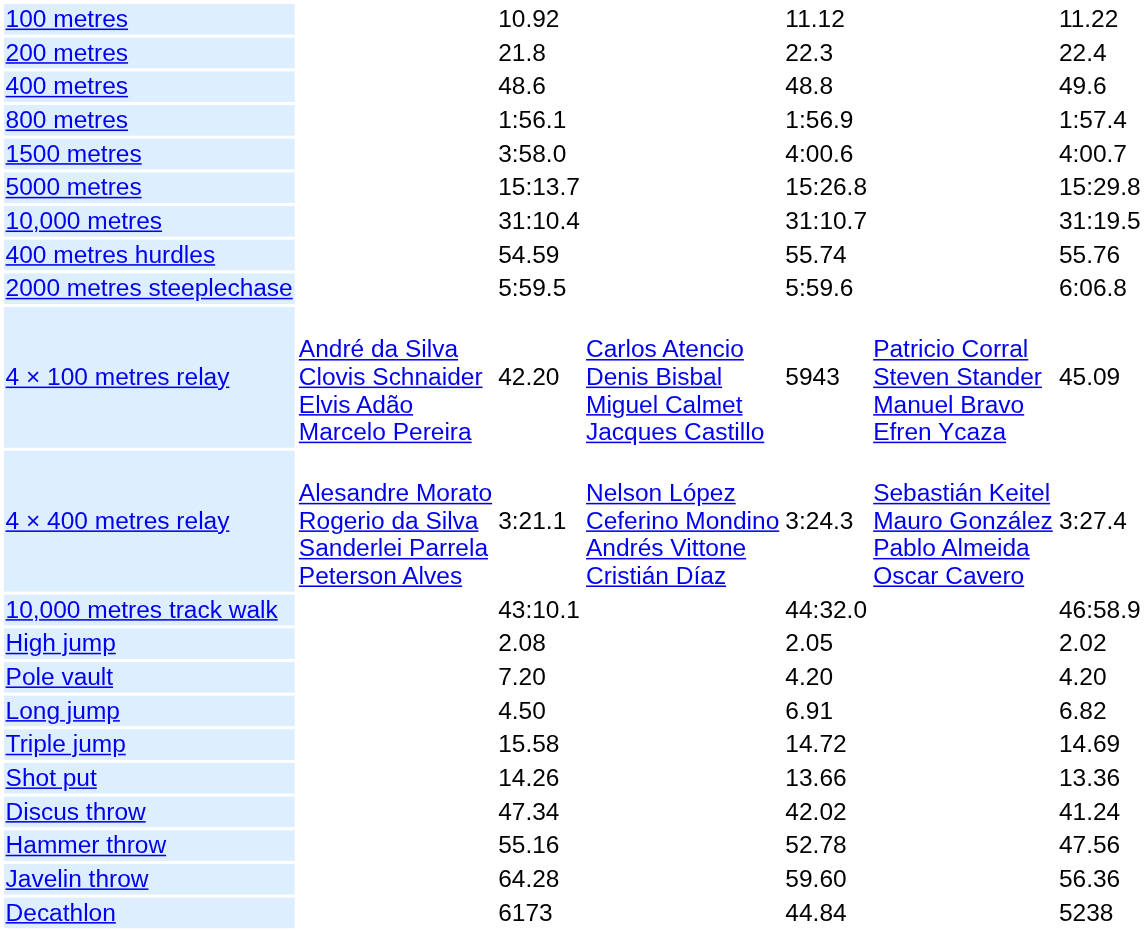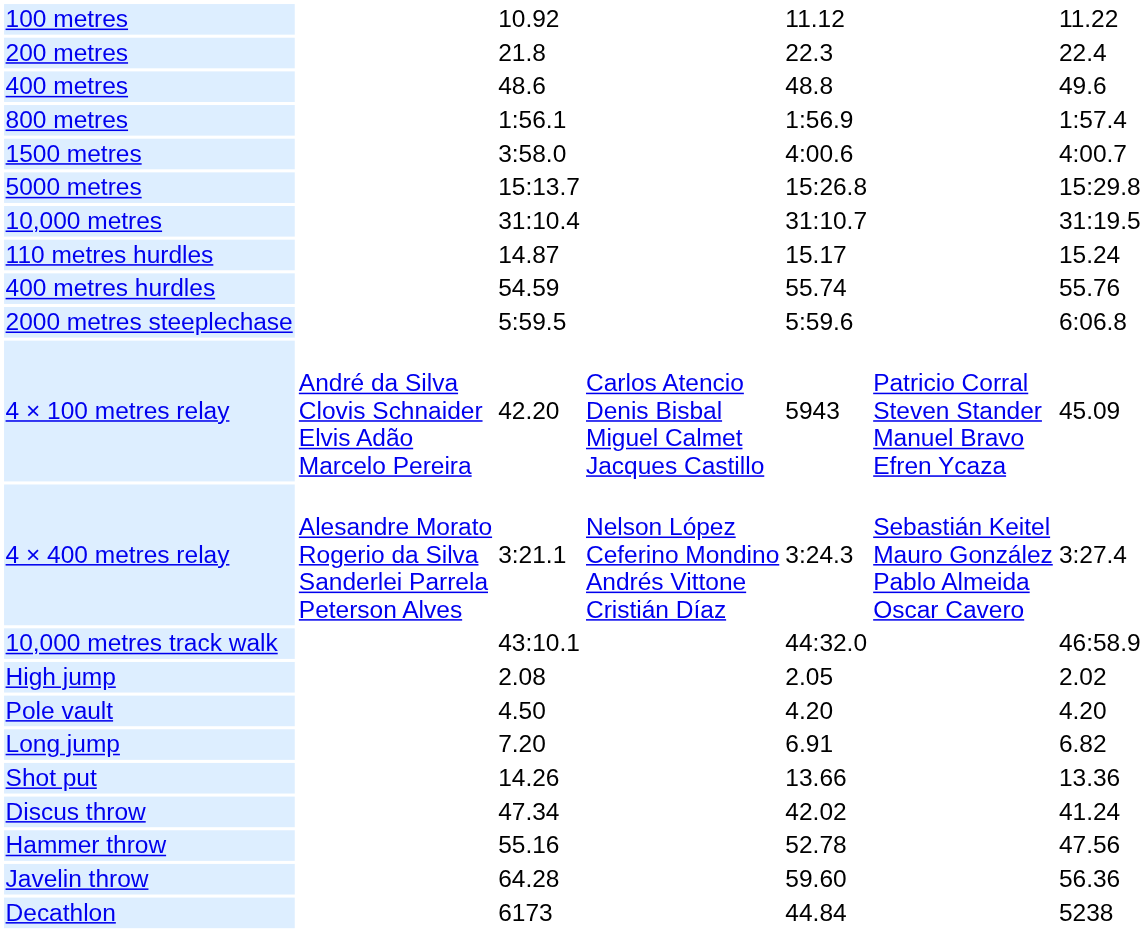+ row: (109, 254)
(522, 676) 7.20 -> (522, 710) 4.50
(522, 710) 4.50 -> (522, 744) 7.20
- row: (66, 744)
